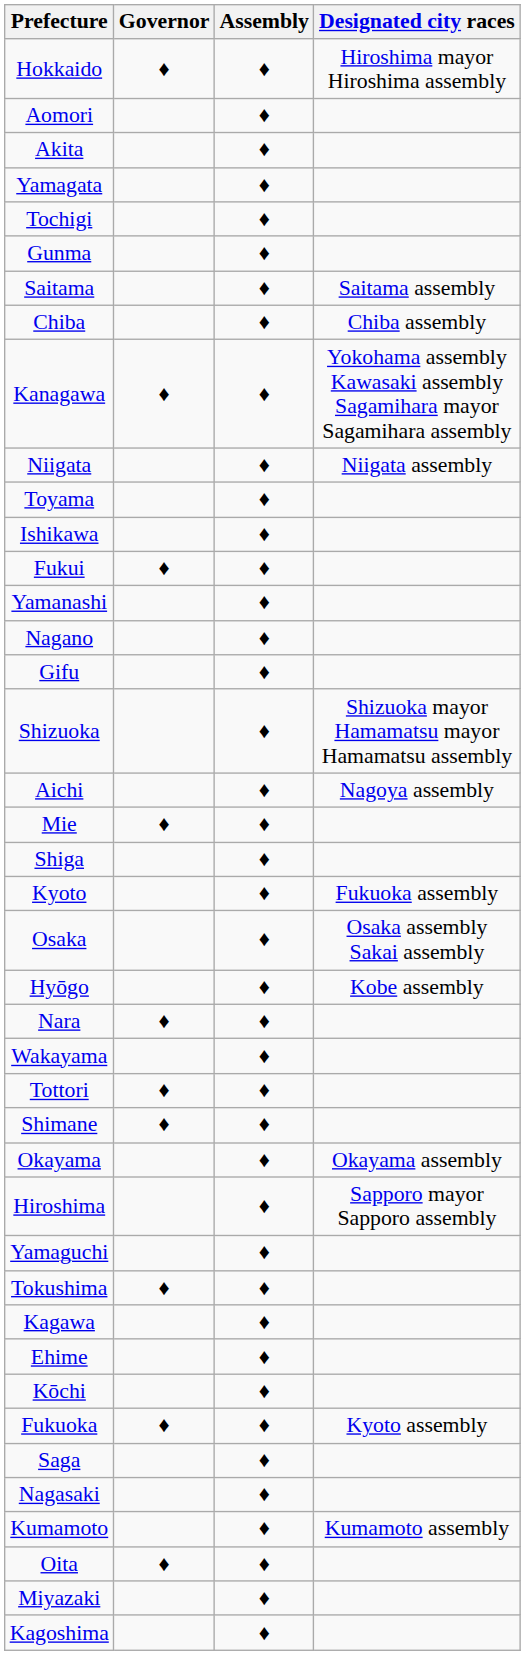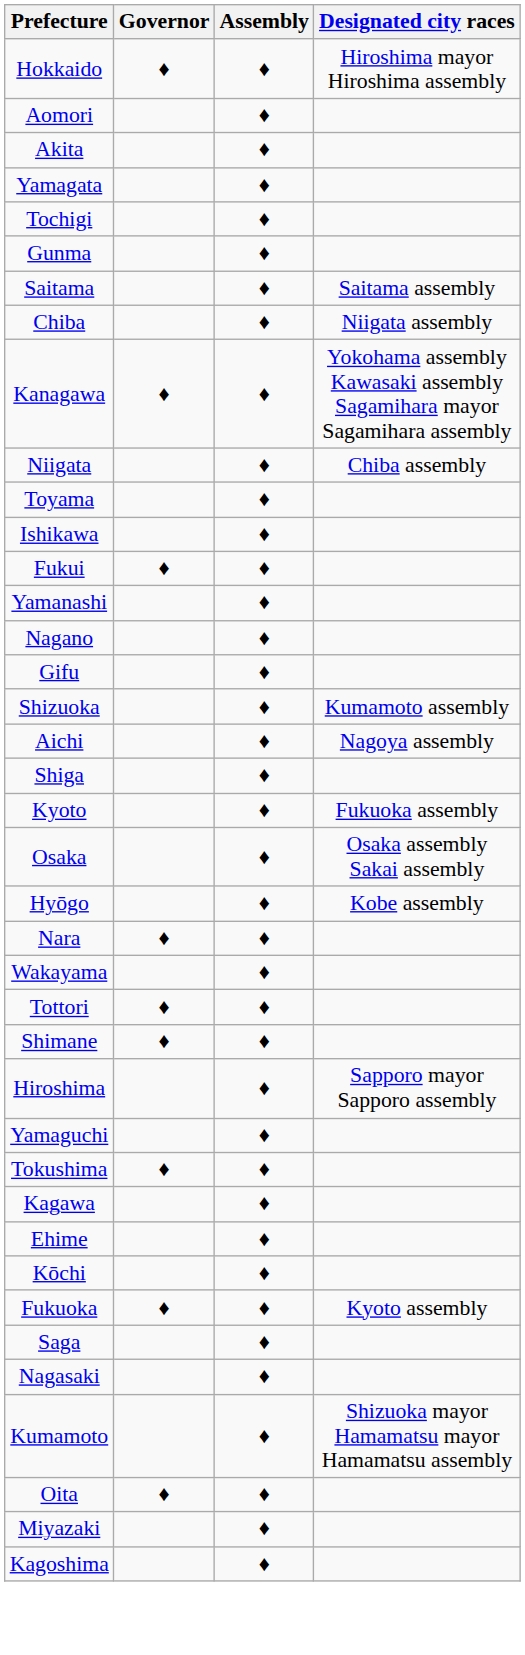(417, 322) Chiba assembly -> (417, 322) Niigata assembly
(417, 464) Niigata assembly -> (417, 464) Chiba assembly
(417, 730) Shizuoka mayor Hamamatsu mayor Hamamatsu assembly -> (417, 706) Kumamoto assembly
- row: (59, 824)
- row: (59, 1159)
(417, 1528) Kumamoto assembly -> (417, 1435) Shizuoka mayor Hamamatsu mayor Hamamatsu assembly
